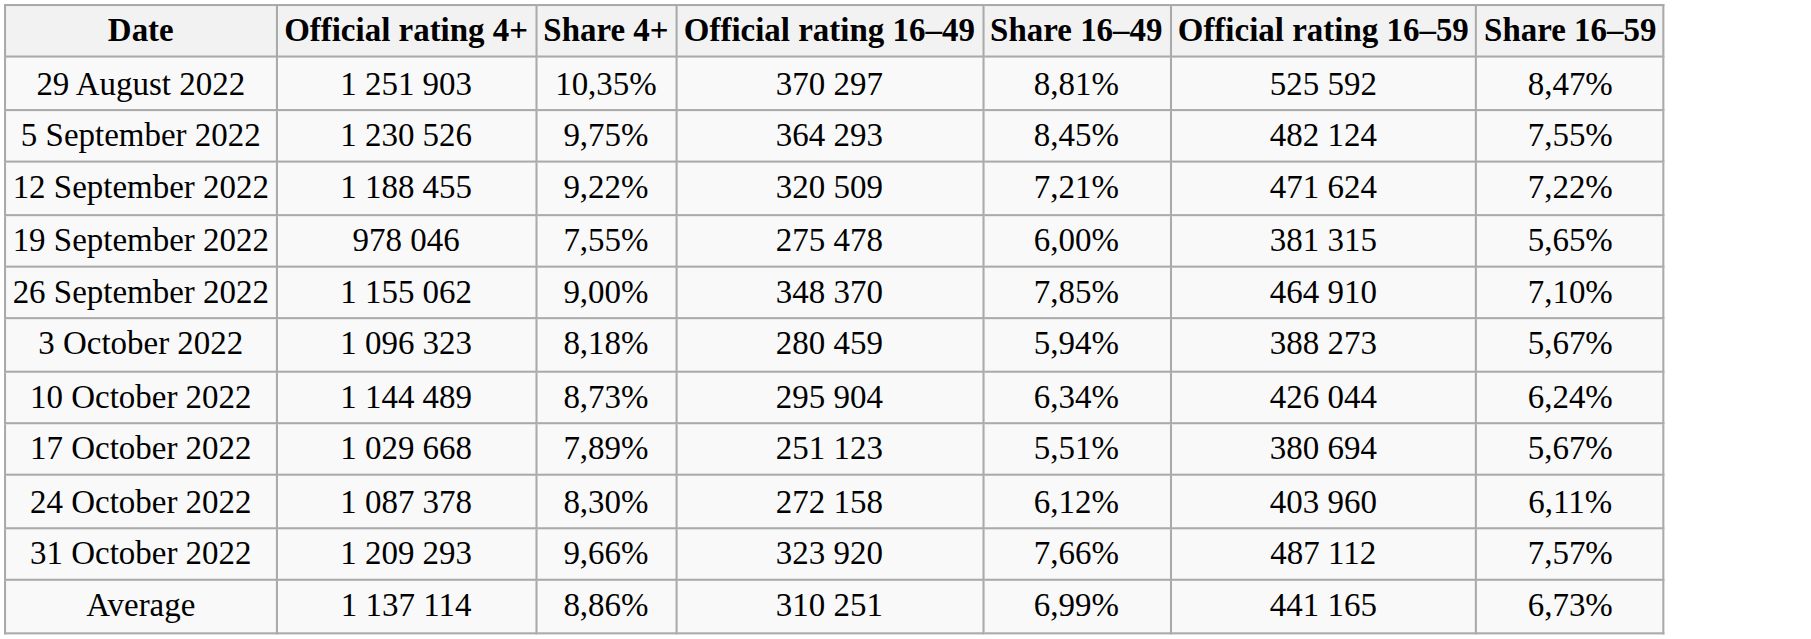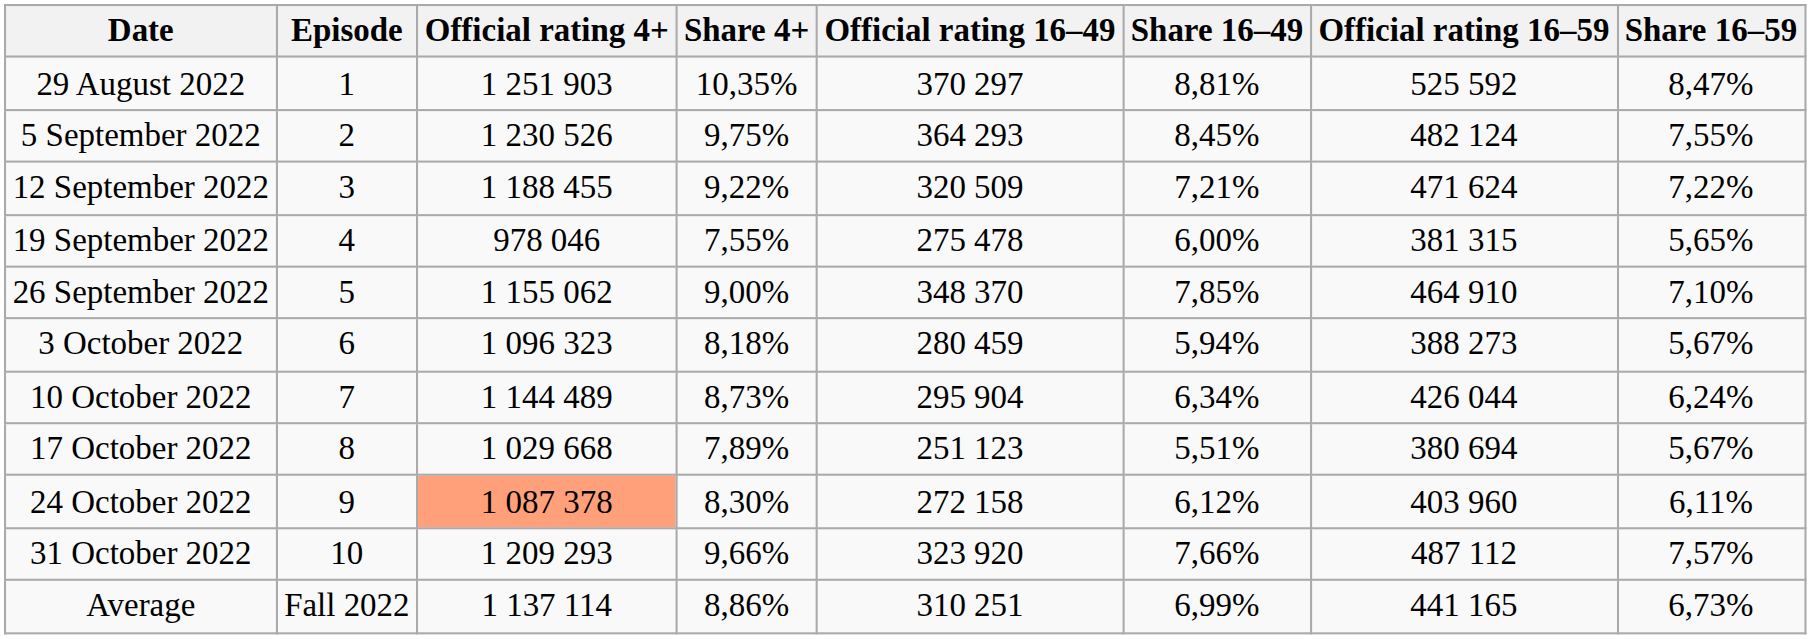+ column: (347, 30)
(406, 501) no background -> (547, 501) lightsalmon background
